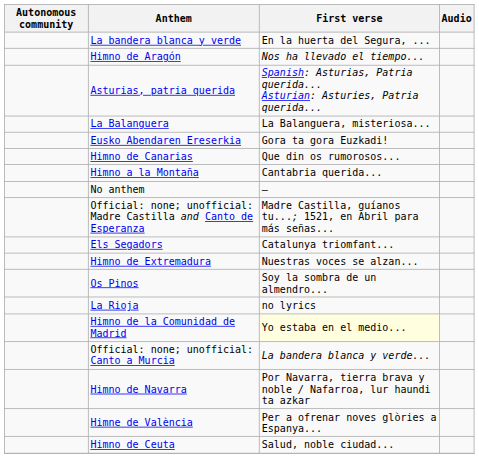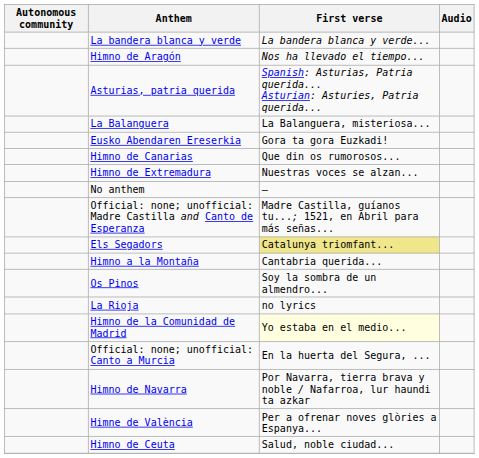(346, 40) En la huerta del Segura, ... -> (346, 40) La bandera blanca y verde...
rows swapped: (145, 173) <-> (151, 261)
(328, 245) no background -> (328, 245) khaki background
(346, 355) La bandera blanca y verde... -> (346, 355) En la huerta del Segura, ...
